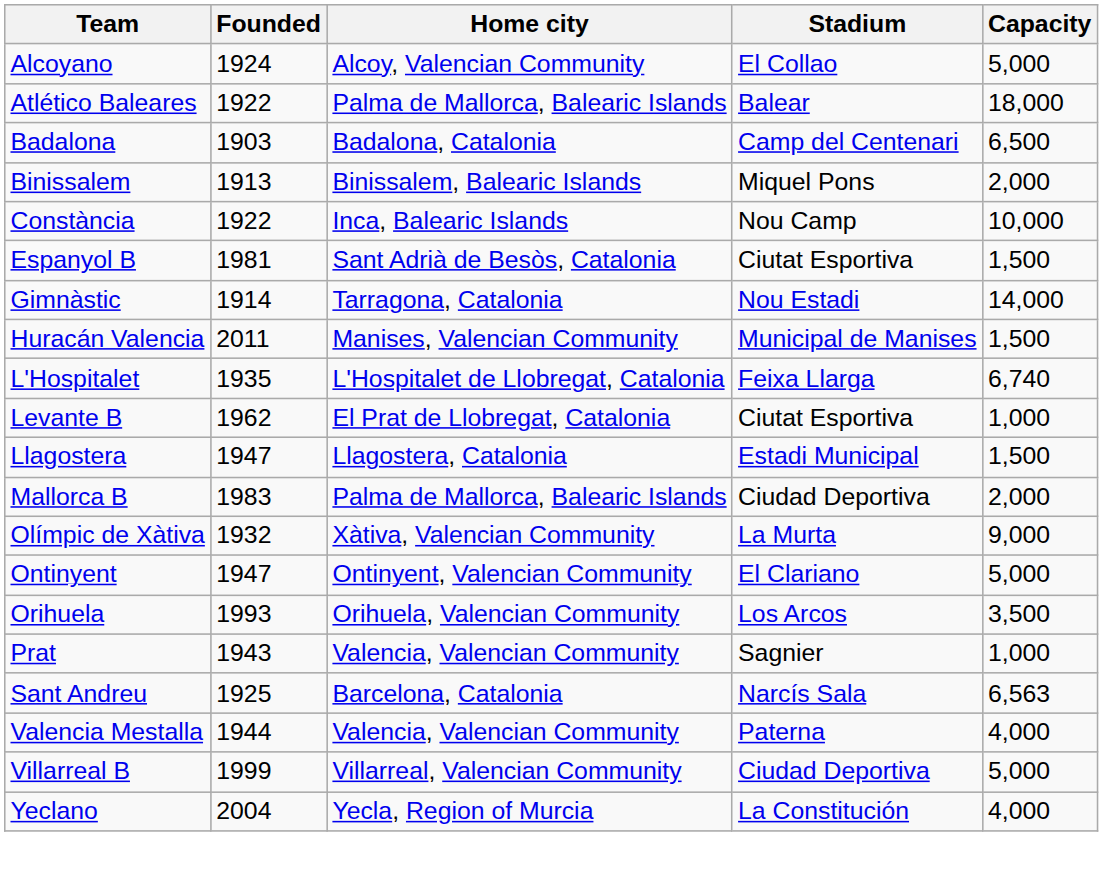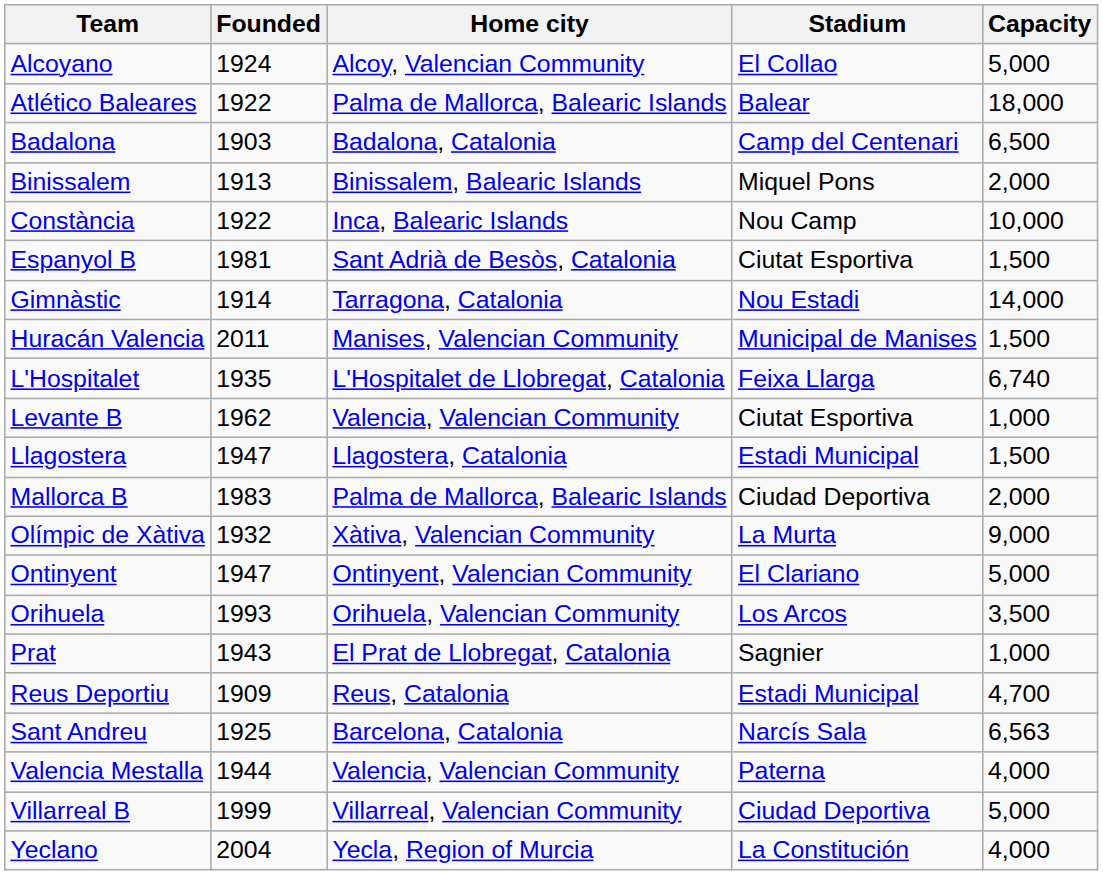(501, 417) El Prat de Llobregat, Catalonia -> (506, 417) Valencia, Valencian Community
(506, 653) Valencia, Valencian Community -> (501, 653) El Prat de Llobregat, Catalonia
+ row: (90, 692)
